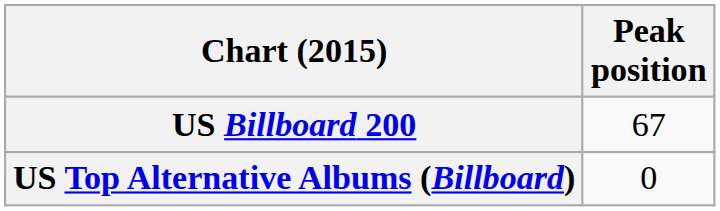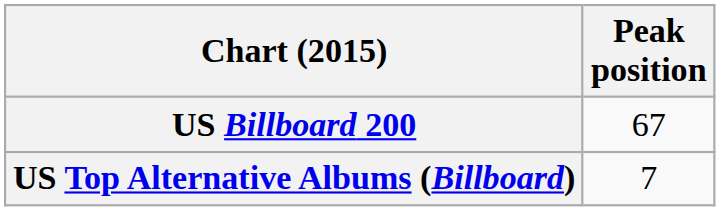(649, 177) 0 -> (649, 177) 7
